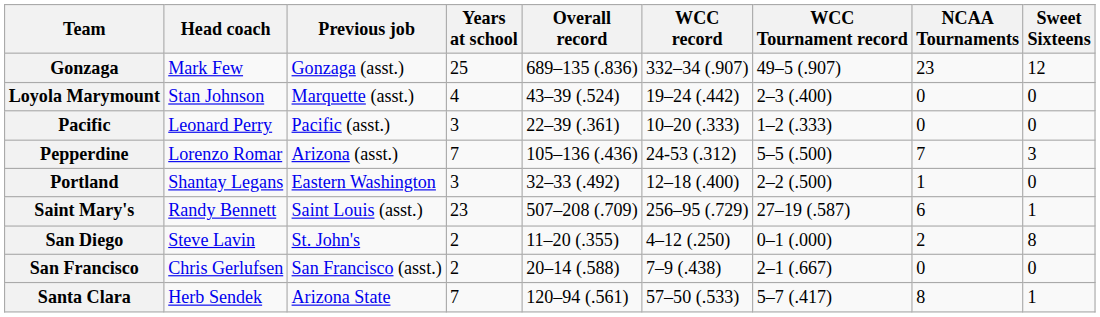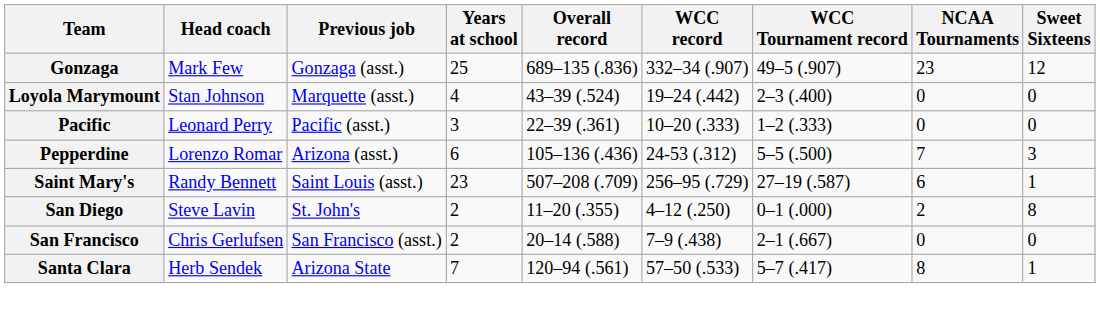(455, 153) 7 -> (455, 153) 6
- row: (84, 182)
